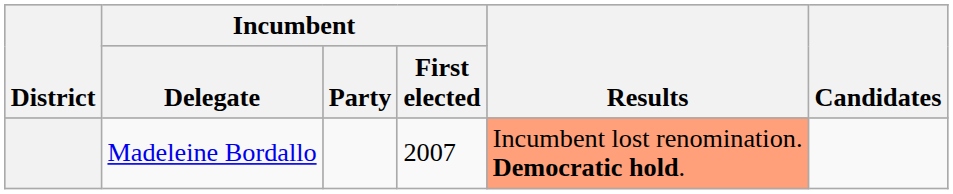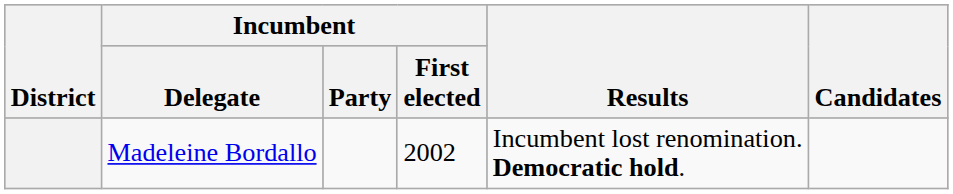(430, 152) 2007 -> (430, 152) 2002
(648, 152) lightsalmon background -> (648, 152) no background
